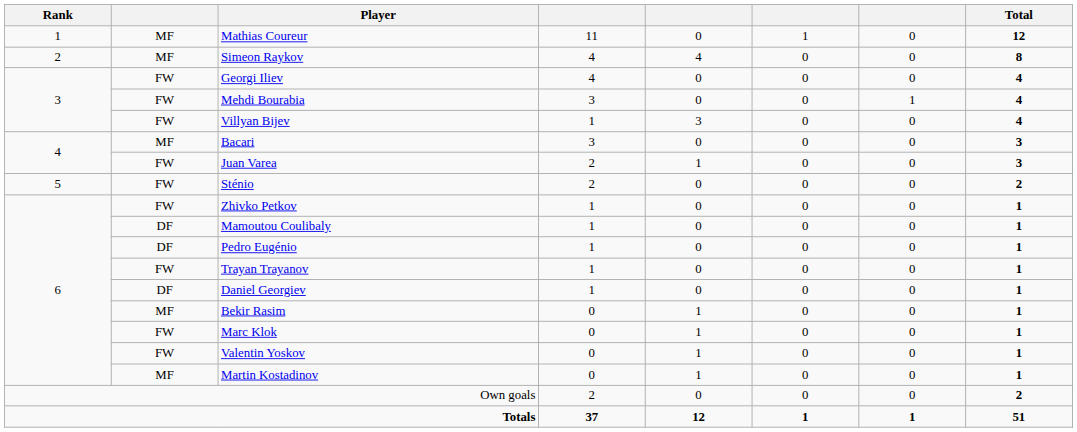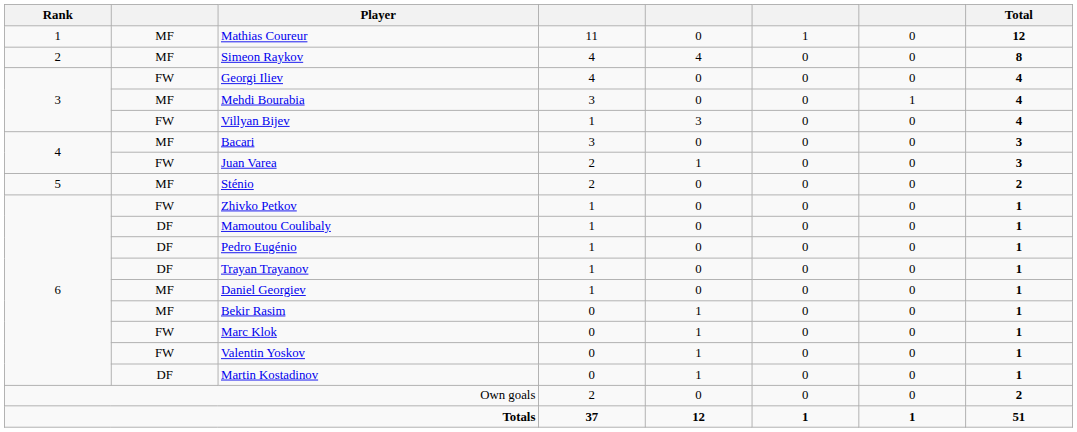(165, 100) FW -> (165, 100) MF
(165, 184) FW -> (165, 184) MF
(165, 269) FW -> (165, 269) DF
(165, 290) DF -> (165, 290) MF
(165, 374) MF -> (165, 374) DF
